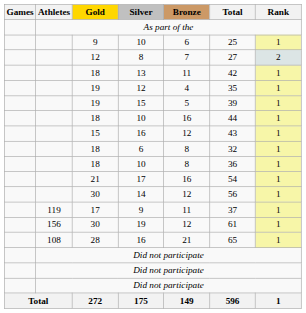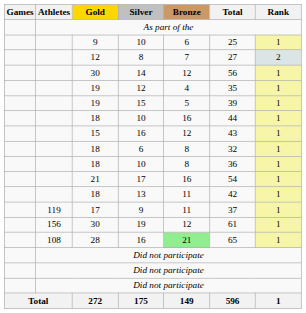rows swapped: (95, 73) <-> (95, 194)
(187, 240) no background -> (187, 240) lightgreen background
